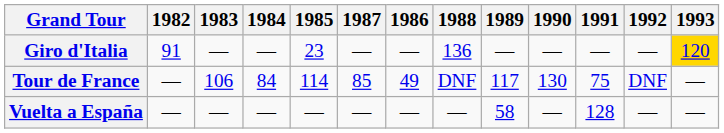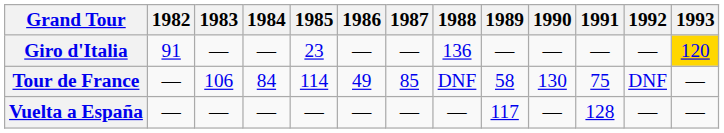columns swapped: (409, 19) <-> (362, 19)
(505, 81) 117 -> (505, 81) 58
(505, 111) 58 -> (505, 111) 117
